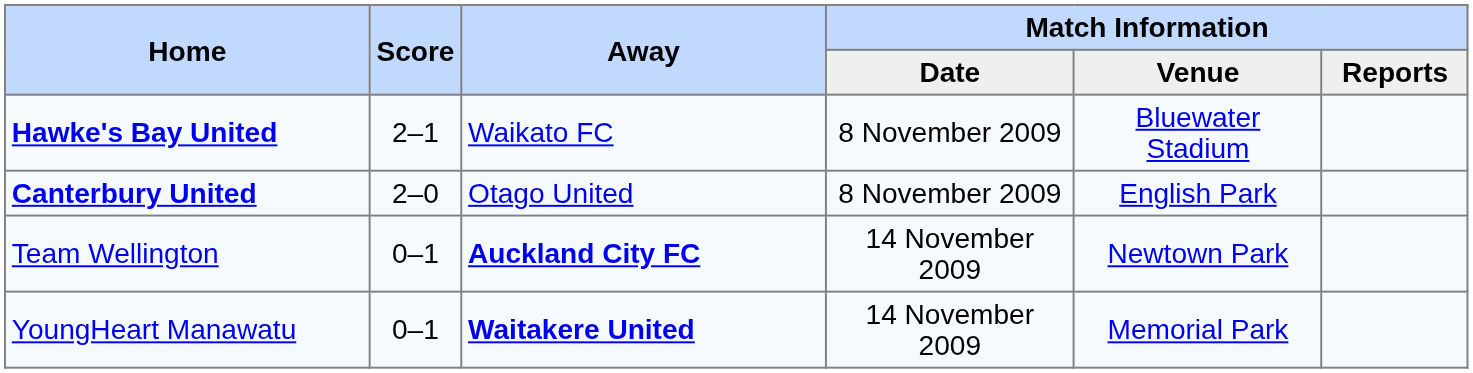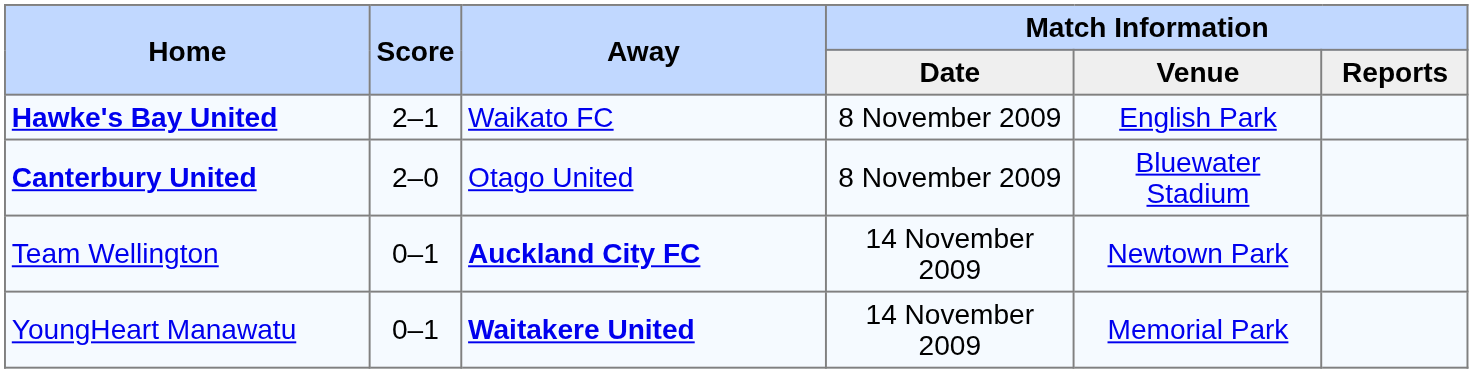(1198, 133) Bluewater Stadium -> (1198, 117) English Park
(1198, 193) English Park -> (1198, 178) Bluewater Stadium
